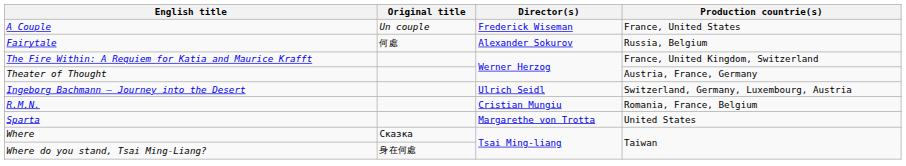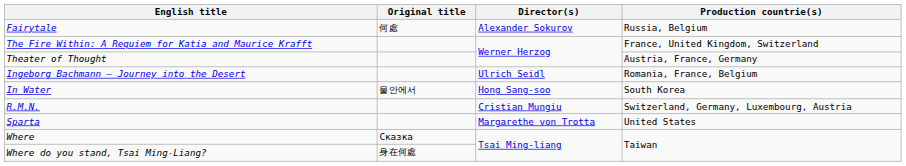- row: (29, 27)
(738, 89) Switzerland, Germany, Luxembourg, Austria -> (691, 74) Romania, France, Belgium
+ row: (29, 90)
(691, 104) Romania, France, Belgium -> (738, 106) Switzerland, Germany, Luxembourg, Austria
